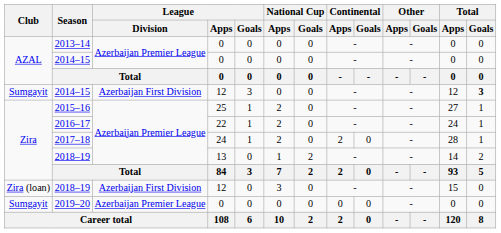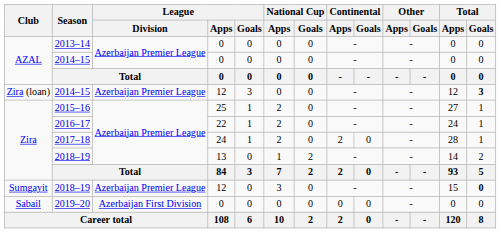(28, 92) Sumgayit -> (28, 92) Zira (loan)
(150, 92) Azerbaijan First Division -> (150, 92) Azerbaijan Premier League
(28, 188) Zira (loan) -> (28, 188) Sumgayit
(150, 188) Azerbaijan First Division -> (150, 188) Azerbaijan Premier League
(481, 188) normal -> (481, 188) bold
(28, 204) Sumgayit -> (28, 204) Sabail
(150, 204) Azerbaijan Premier League -> (150, 204) Azerbaijan First Division
